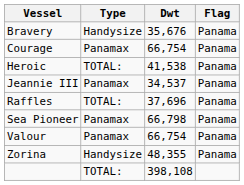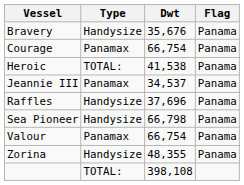(103, 101) TOTAL: -> (113, 101) Handysize
(106, 119) Panamax -> (113, 119) Handysize
